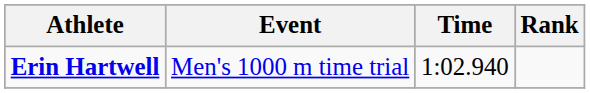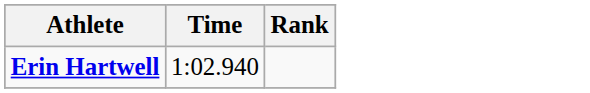- column: (290, 25)
